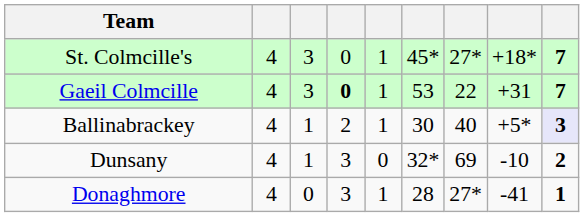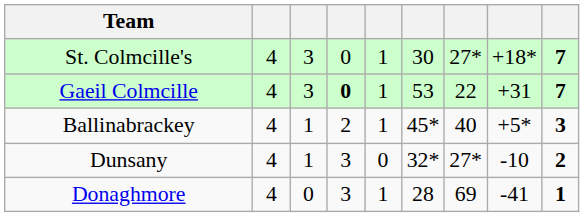(423, 56) 45* -> (423, 56) 30
(423, 125) 30 -> (423, 125) 45*
(561, 125) lavender background -> (561, 125) no background
(466, 159) 69 -> (466, 159) 27*
(466, 194) 27* -> (466, 194) 69
